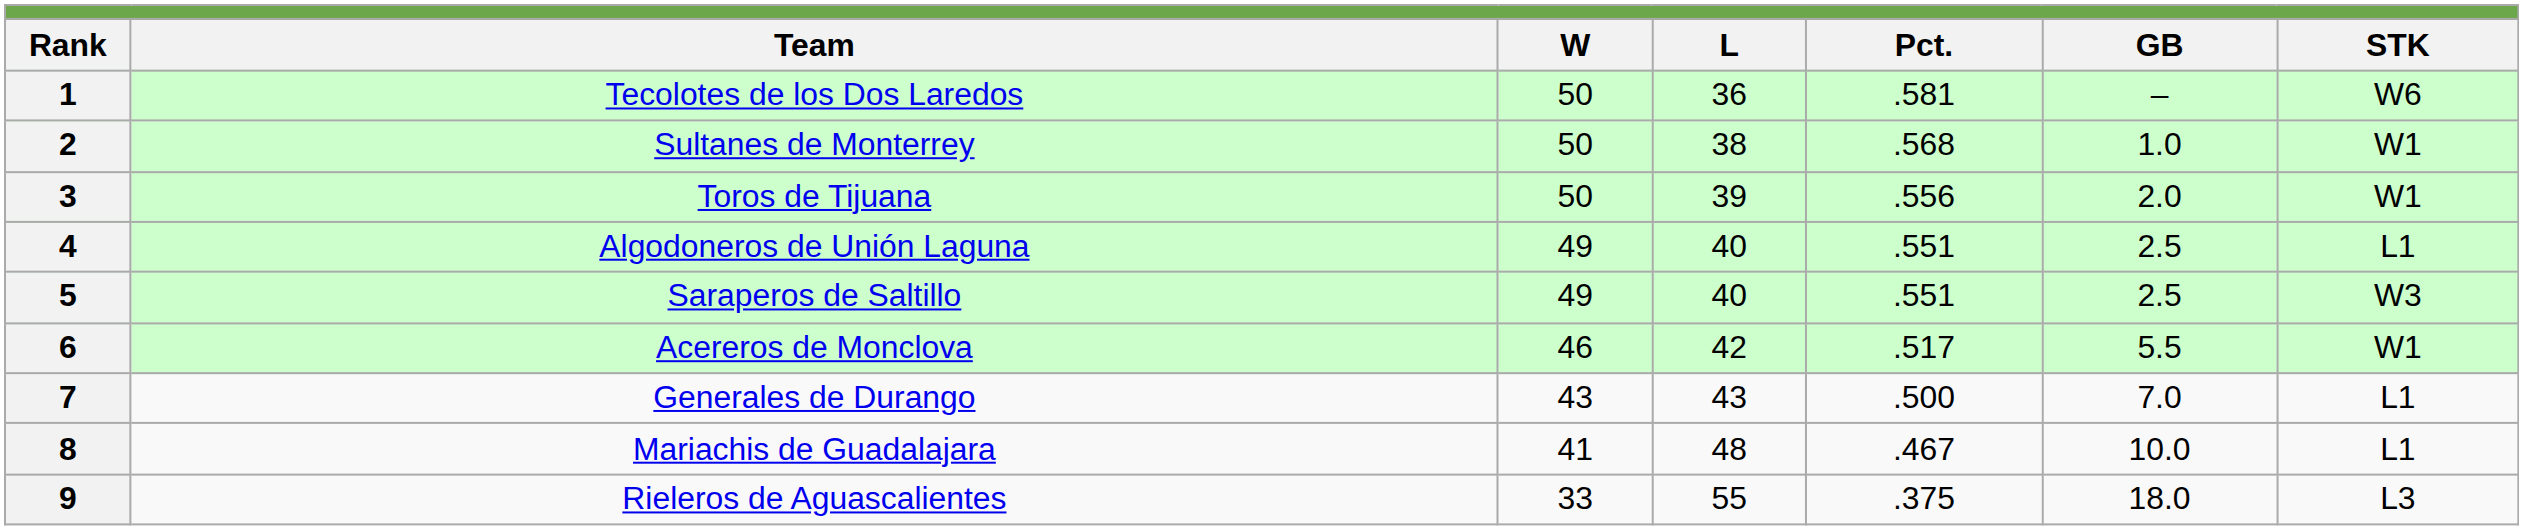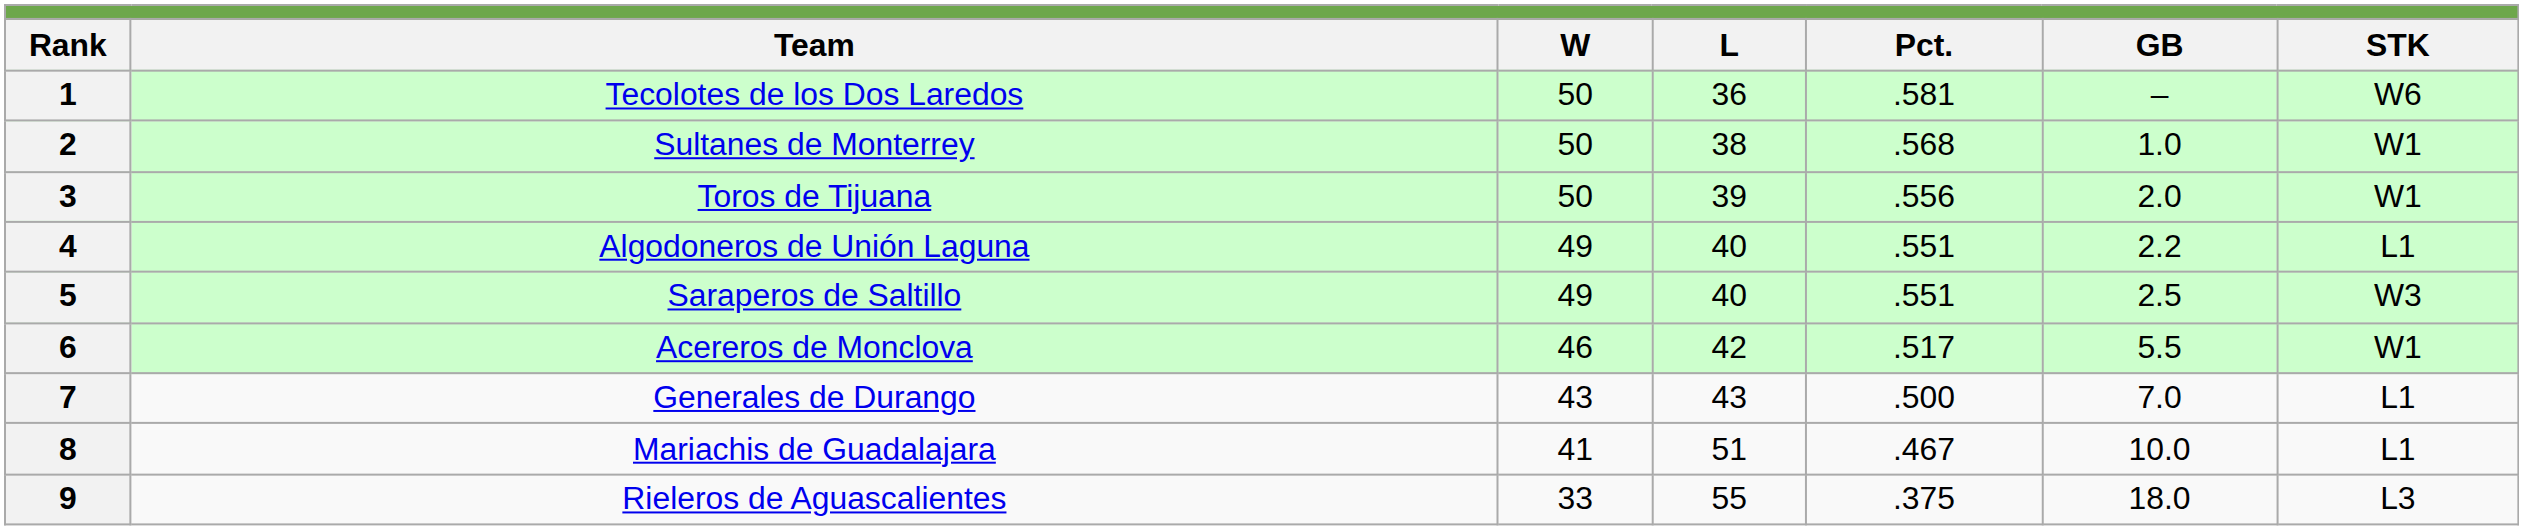(2160, 246) 2.5 -> (2160, 246) 2.2
(1729, 448) 48 -> (1729, 448) 51
